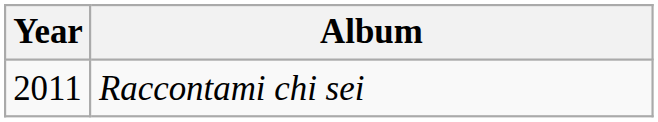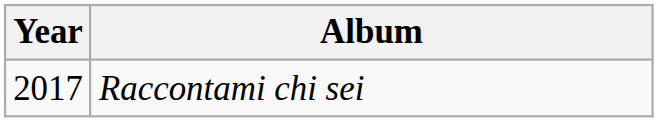(47, 87) 2011 -> (48, 87) 2017
